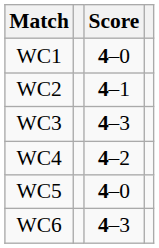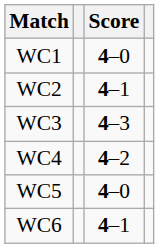(114, 225) 4–3 -> (114, 225) 4–1
